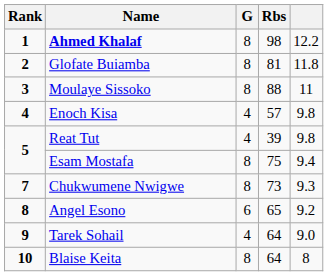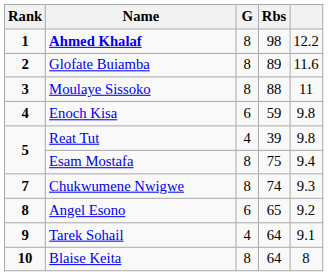(274, 65) 81 -> (274, 65) 89
(306, 65) 11.8 -> (306, 65) 11.6
(247, 113) 4 -> (247, 113) 6
(274, 113) 57 -> (274, 113) 59
(274, 186) 73 -> (274, 186) 74
(306, 235) 9.0 -> (306, 235) 9.1
